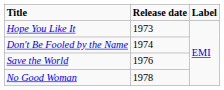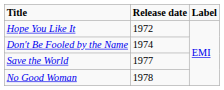(143, 28) 1973 -> (143, 28) 1972
(143, 61) 1976 -> (143, 61) 1977
